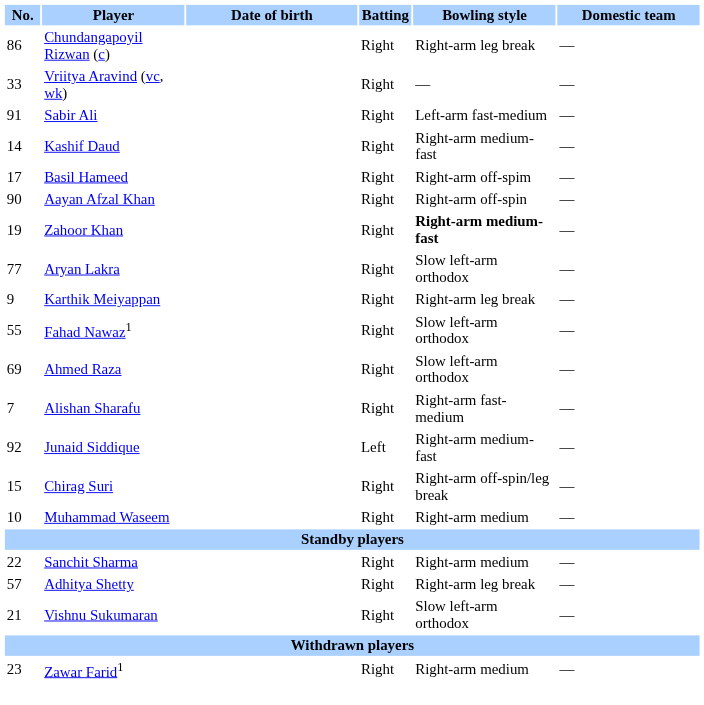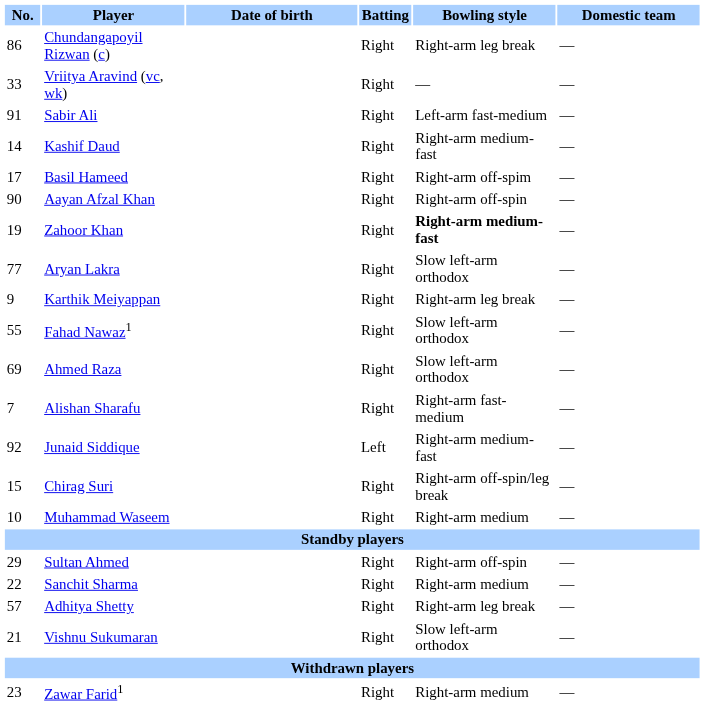+ row: (87, 561)
